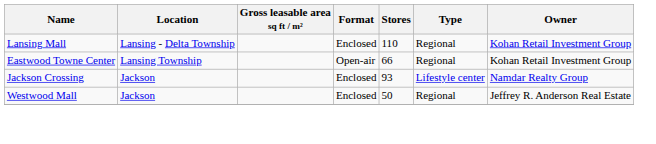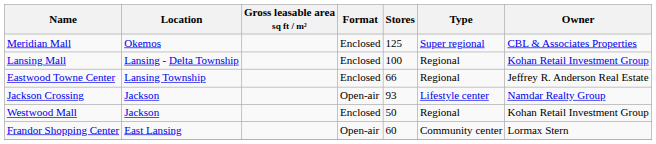+ row: (39, 43)
(390, 43) 110 -> (394, 60) 100
(356, 60) Open-air -> (360, 78) Enclosed
(561, 60) Kohan Retail Investment Group -> (578, 78) Jeffrey R. Anderson Real Estate
(356, 78) Enclosed -> (360, 95) Open-air
(560, 95) Jeffrey R. Anderson Real Estate -> (578, 113) Kohan Retail Investment Group
+ row: (63, 130)
